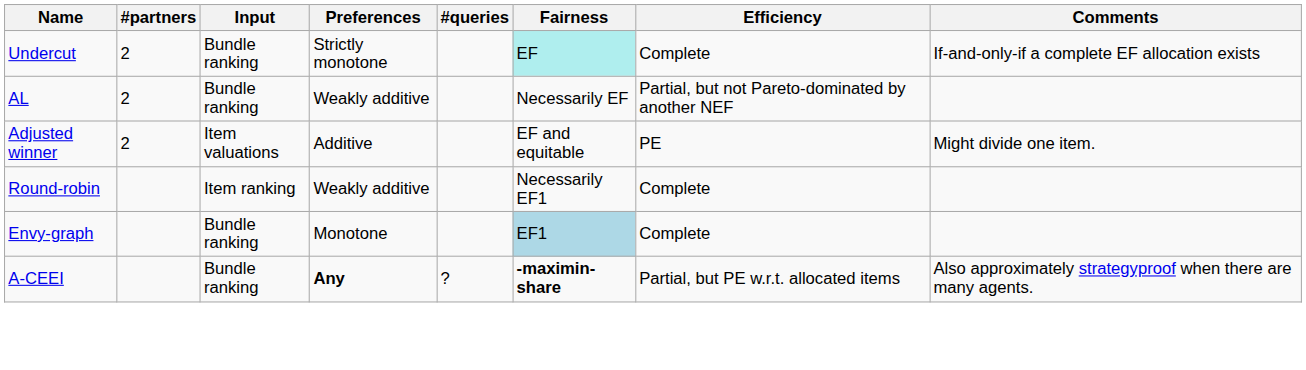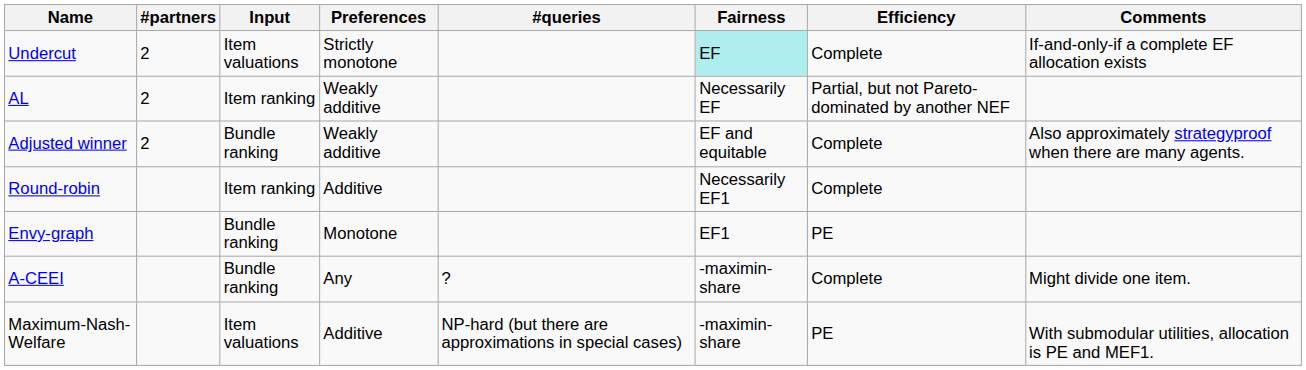(231, 53) Bundle ranking -> (261, 53) Item valuations
(231, 98) Bundle ranking -> (270, 98) Item ranking
(241, 143) Item valuations -> (251, 143) Bundle ranking
(343, 143) Additive -> (352, 143) Weakly additive
(650, 143) PE -> (847, 143) Complete
(1014, 143) Might divide one item. -> (1150, 143) Also approximately strategyproof when there are many agents.
(372, 188) Weakly additive -> (353, 188) Additive
(532, 233) lightblue background -> (714, 233) no background
(675, 233) Complete -> (822, 233) PE
(329, 278) bold -> (338, 278) normal
(556, 278) bold -> (736, 278) normal
(770, 278) Partial, but PE w.r.t. allocated items -> (847, 278) Complete
(1112, 278) Also approximately strategyproof when there are many agents. -> (1110, 278) Might divide one item.
+ row: (69, 333)
